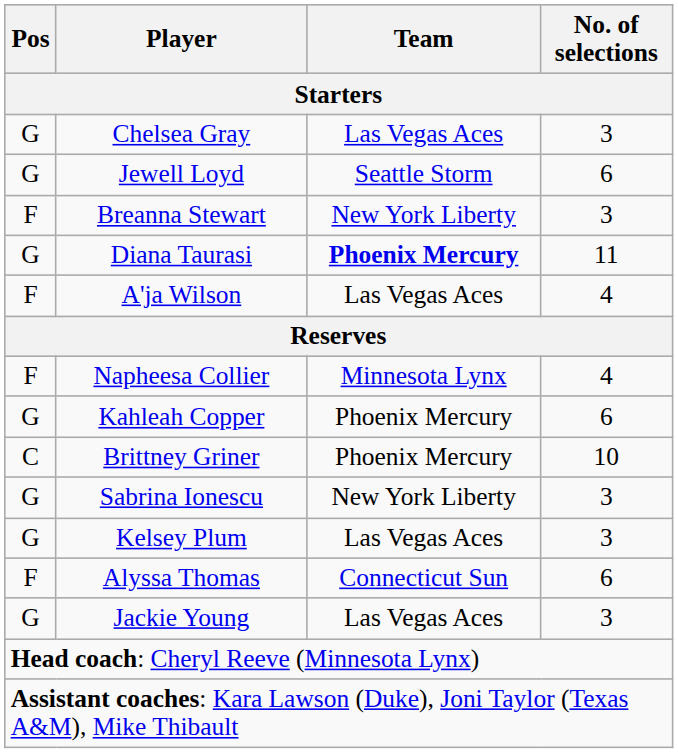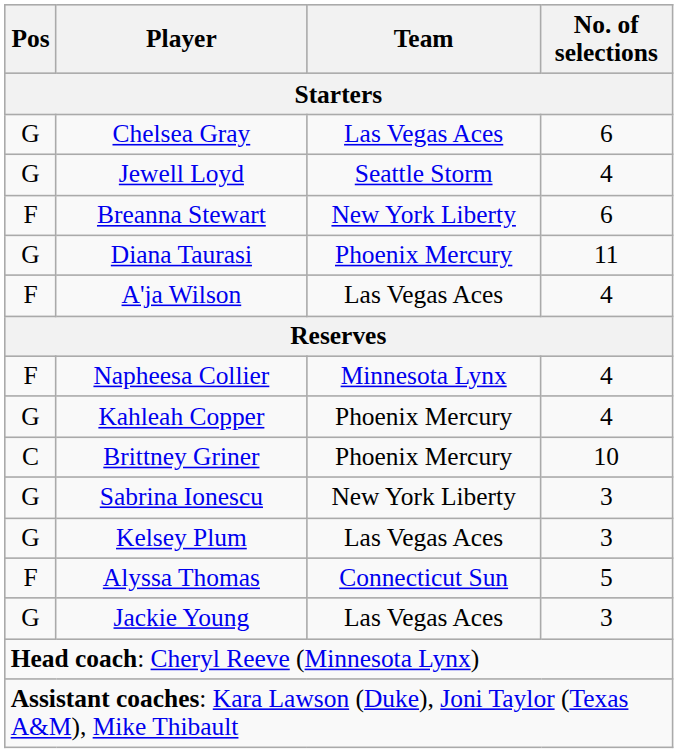(606, 133) 3 -> (606, 133) 6
(606, 174) 6 -> (606, 174) 4
(606, 214) 3 -> (606, 214) 6
(424, 255) bold -> (424, 255) normal
(606, 416) 6 -> (606, 416) 4
(606, 577) 6 -> (606, 577) 5
